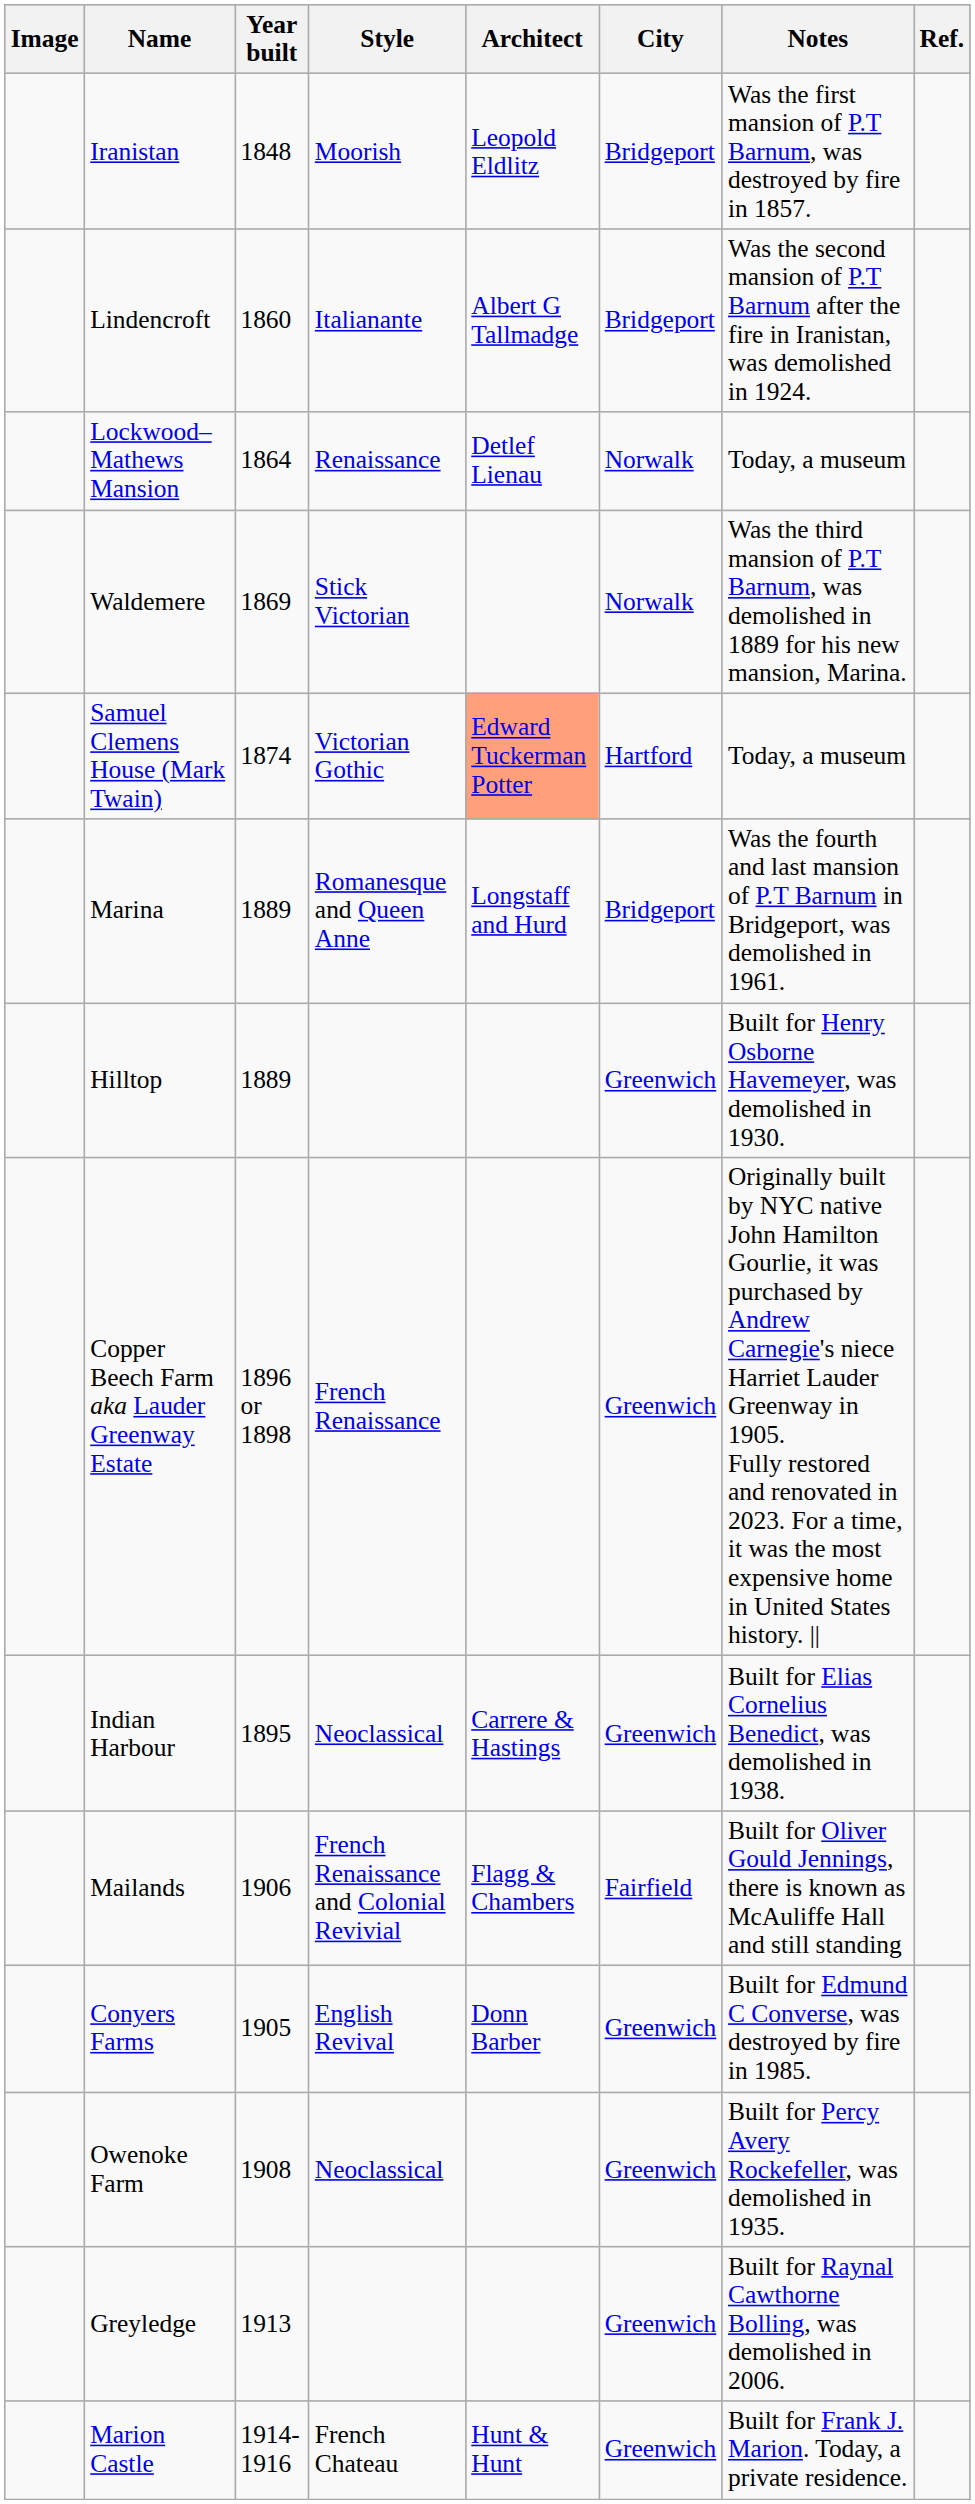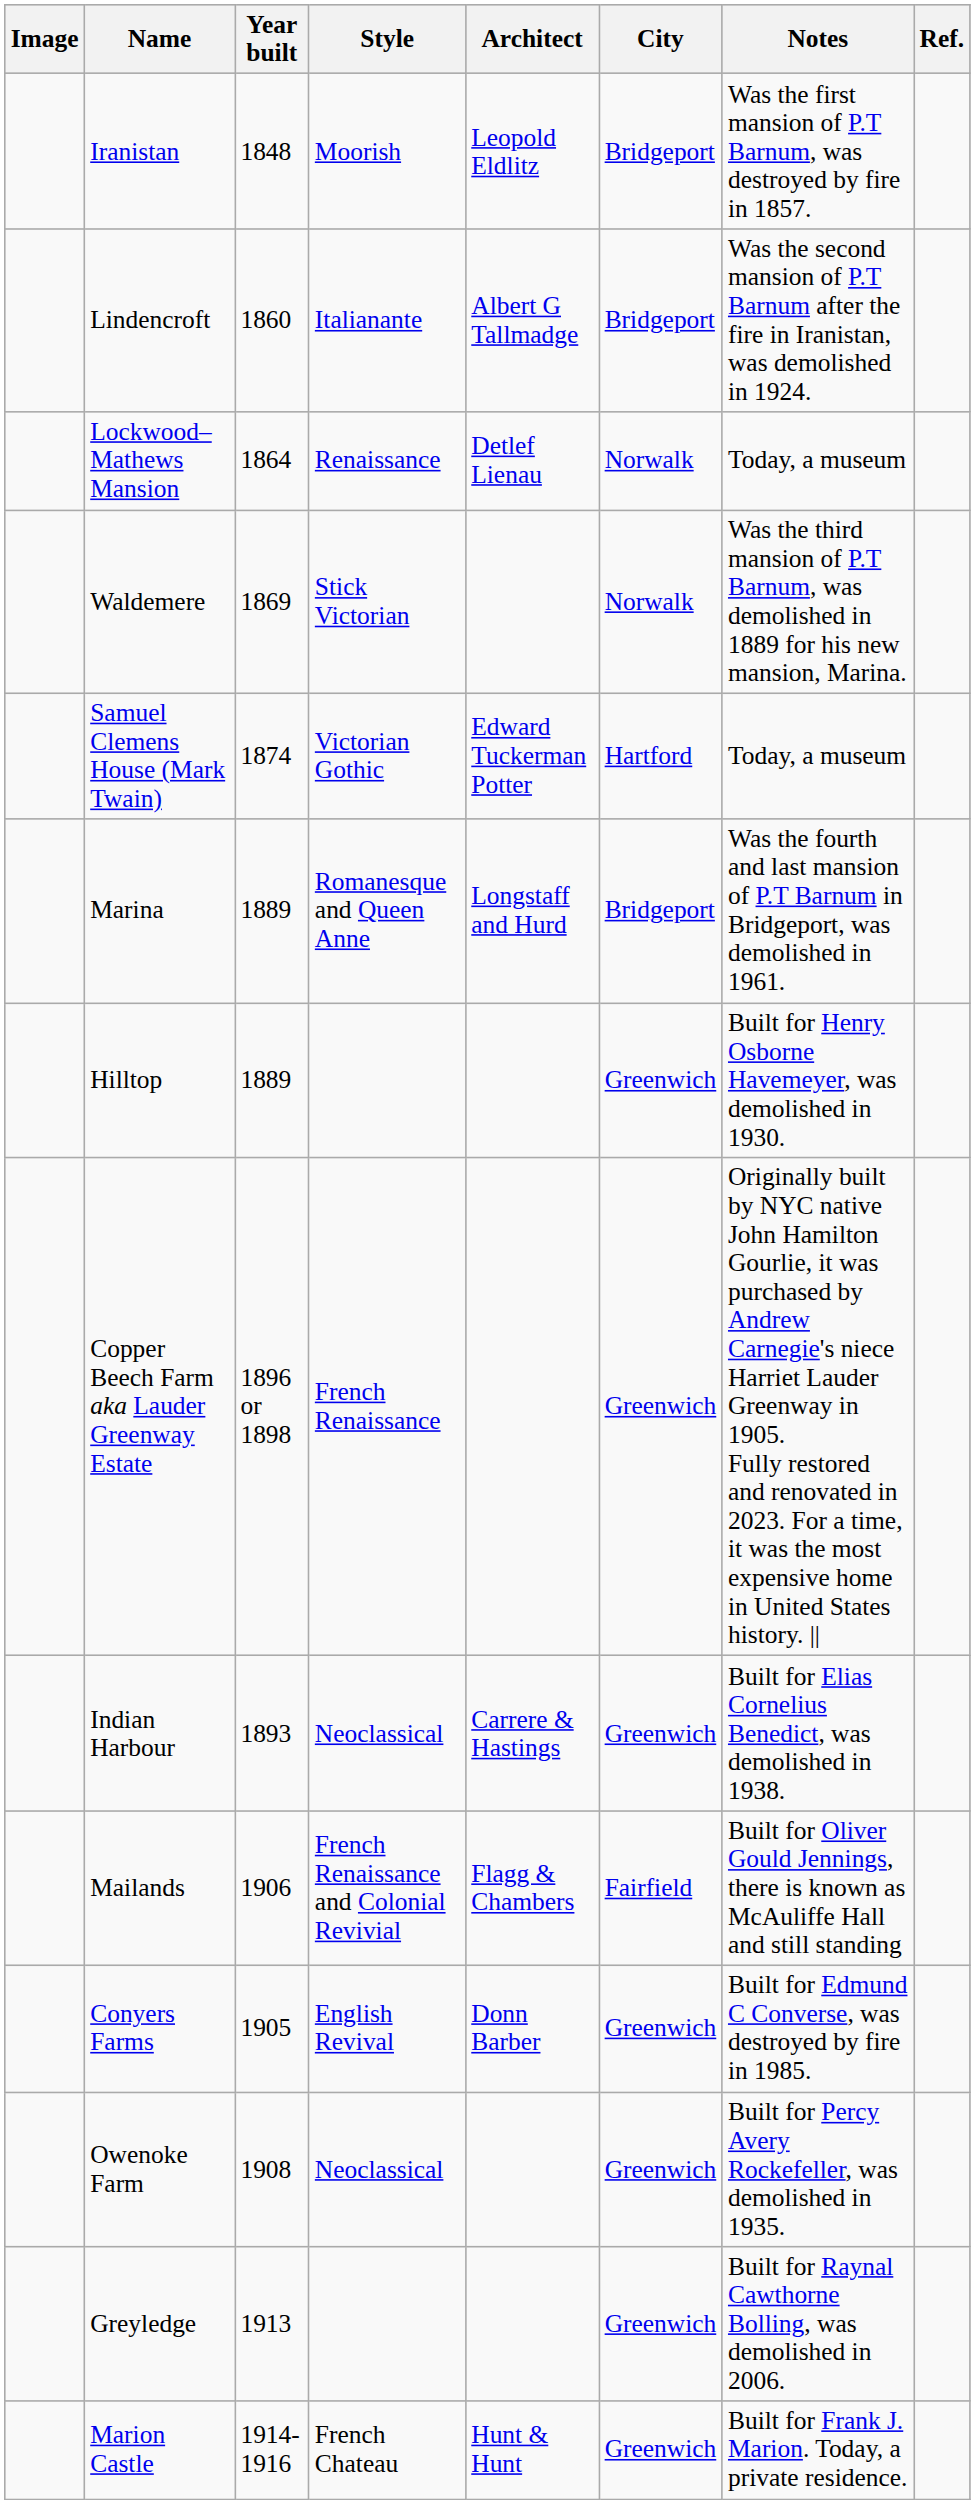(529, 755) lightsalmon background -> (529, 755) no background
(266, 1732) 1895 -> (266, 1732) 1893
